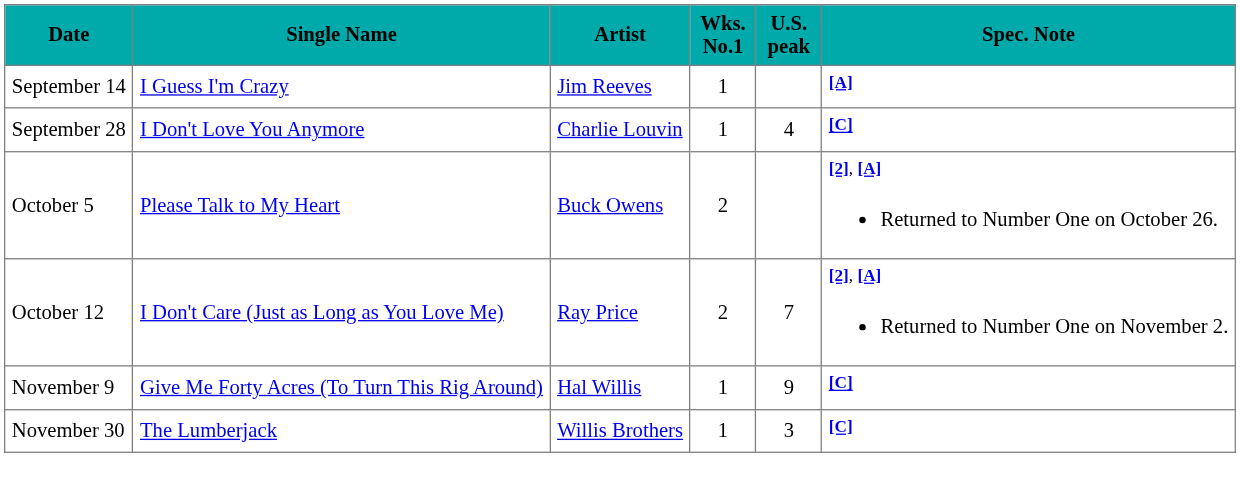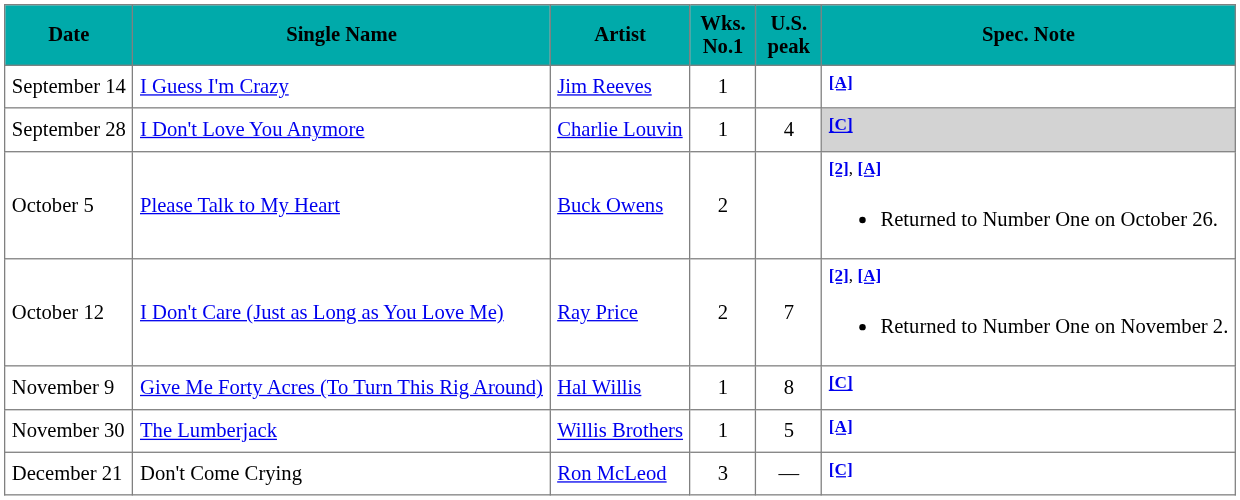(841, 125) no background -> (841, 125) lightgrey background
(789, 387) 9 -> (789, 387) 8
(789, 430) 3 -> (789, 430) 5
(841, 426) [C] -> (841, 426) [A]
+ row: (67, 473)
